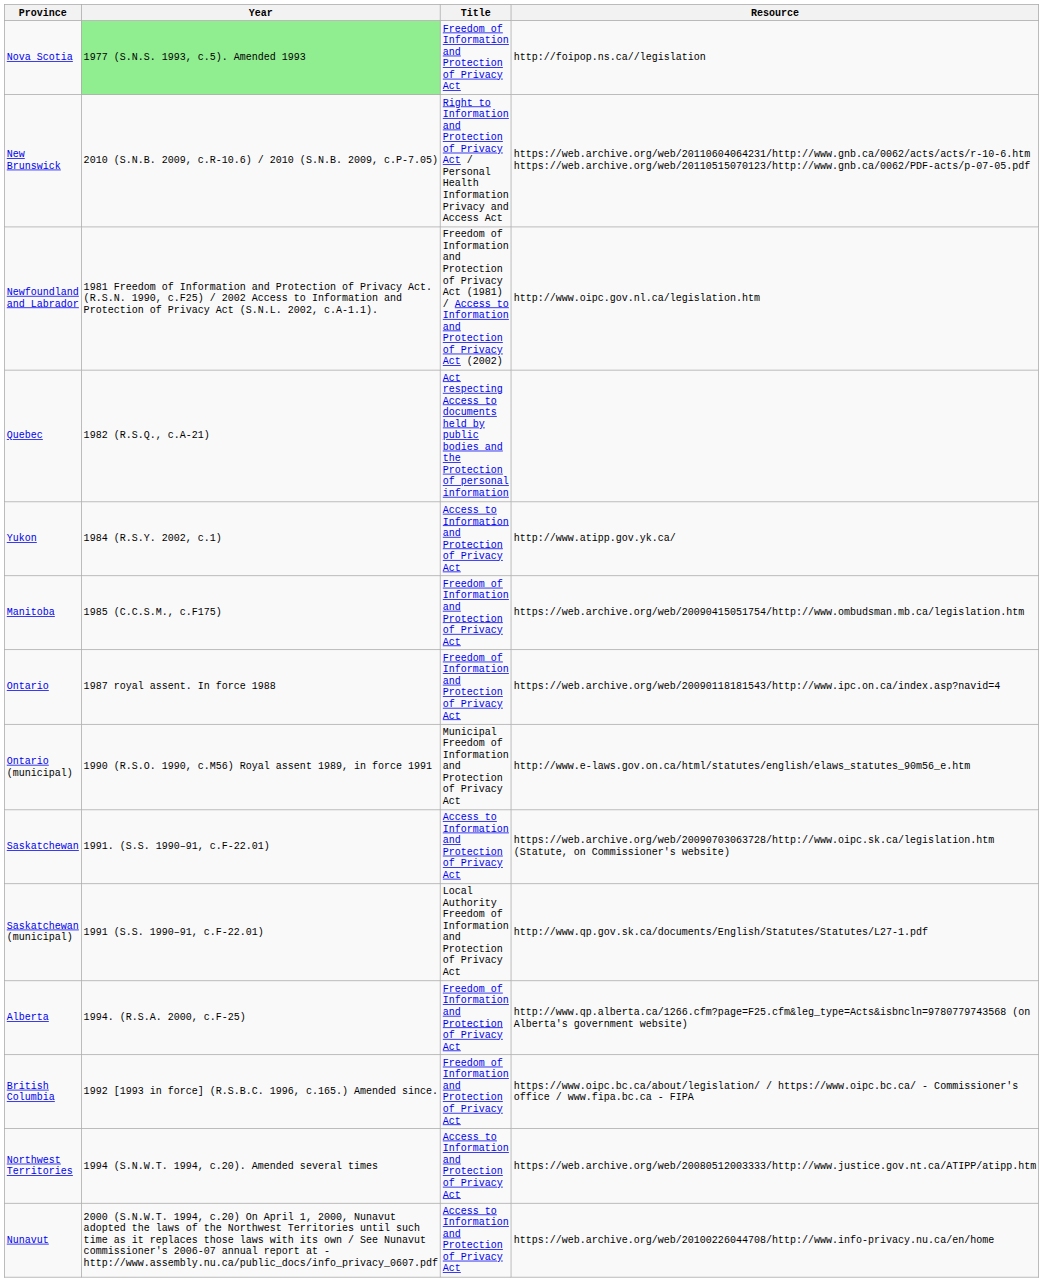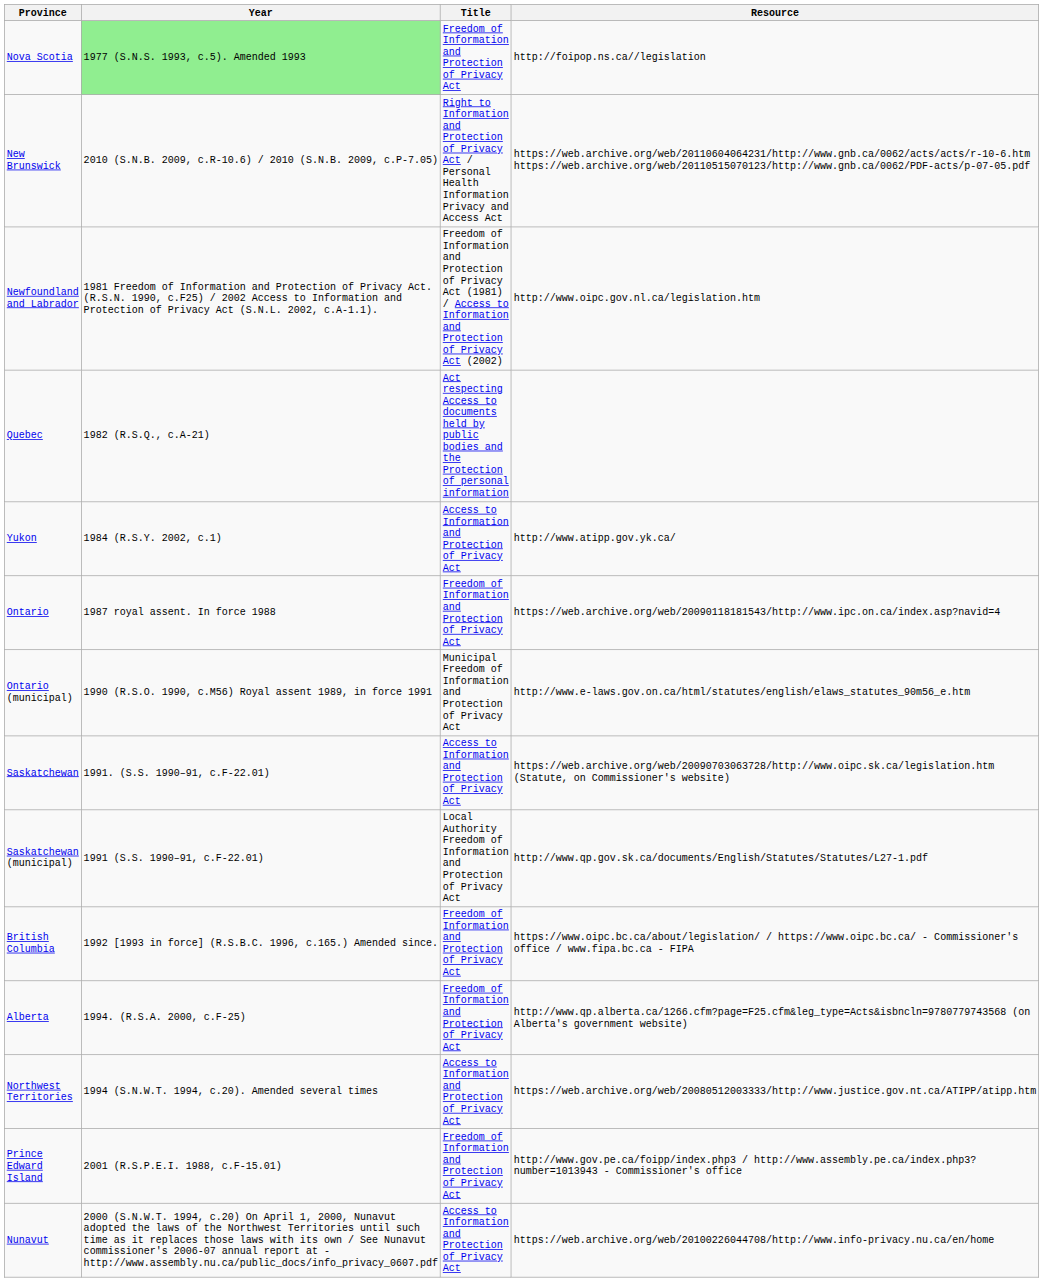- row: (31, 613)
rows swapped: (31, 1092) <-> (28, 1018)
+ row: (25, 1166)
